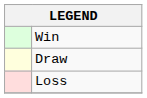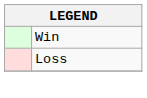- row: (51, 60)
